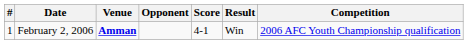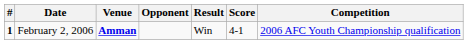columns swapped: (207, 13) <-> (240, 13)
(10, 30) normal -> (10, 30) bold
